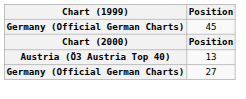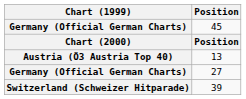+ row: (217, 87)
